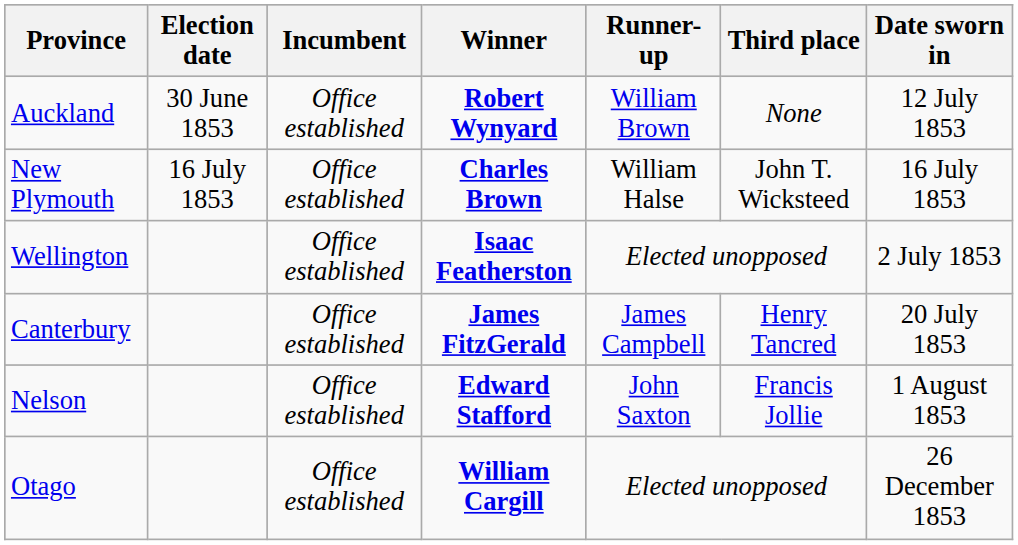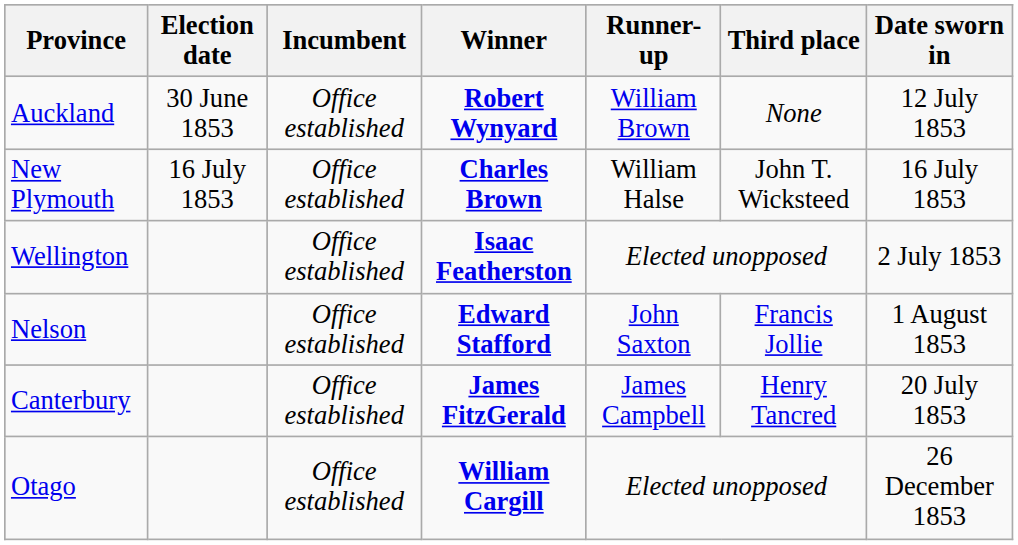rows swapped: (49, 400) <-> (71, 328)
